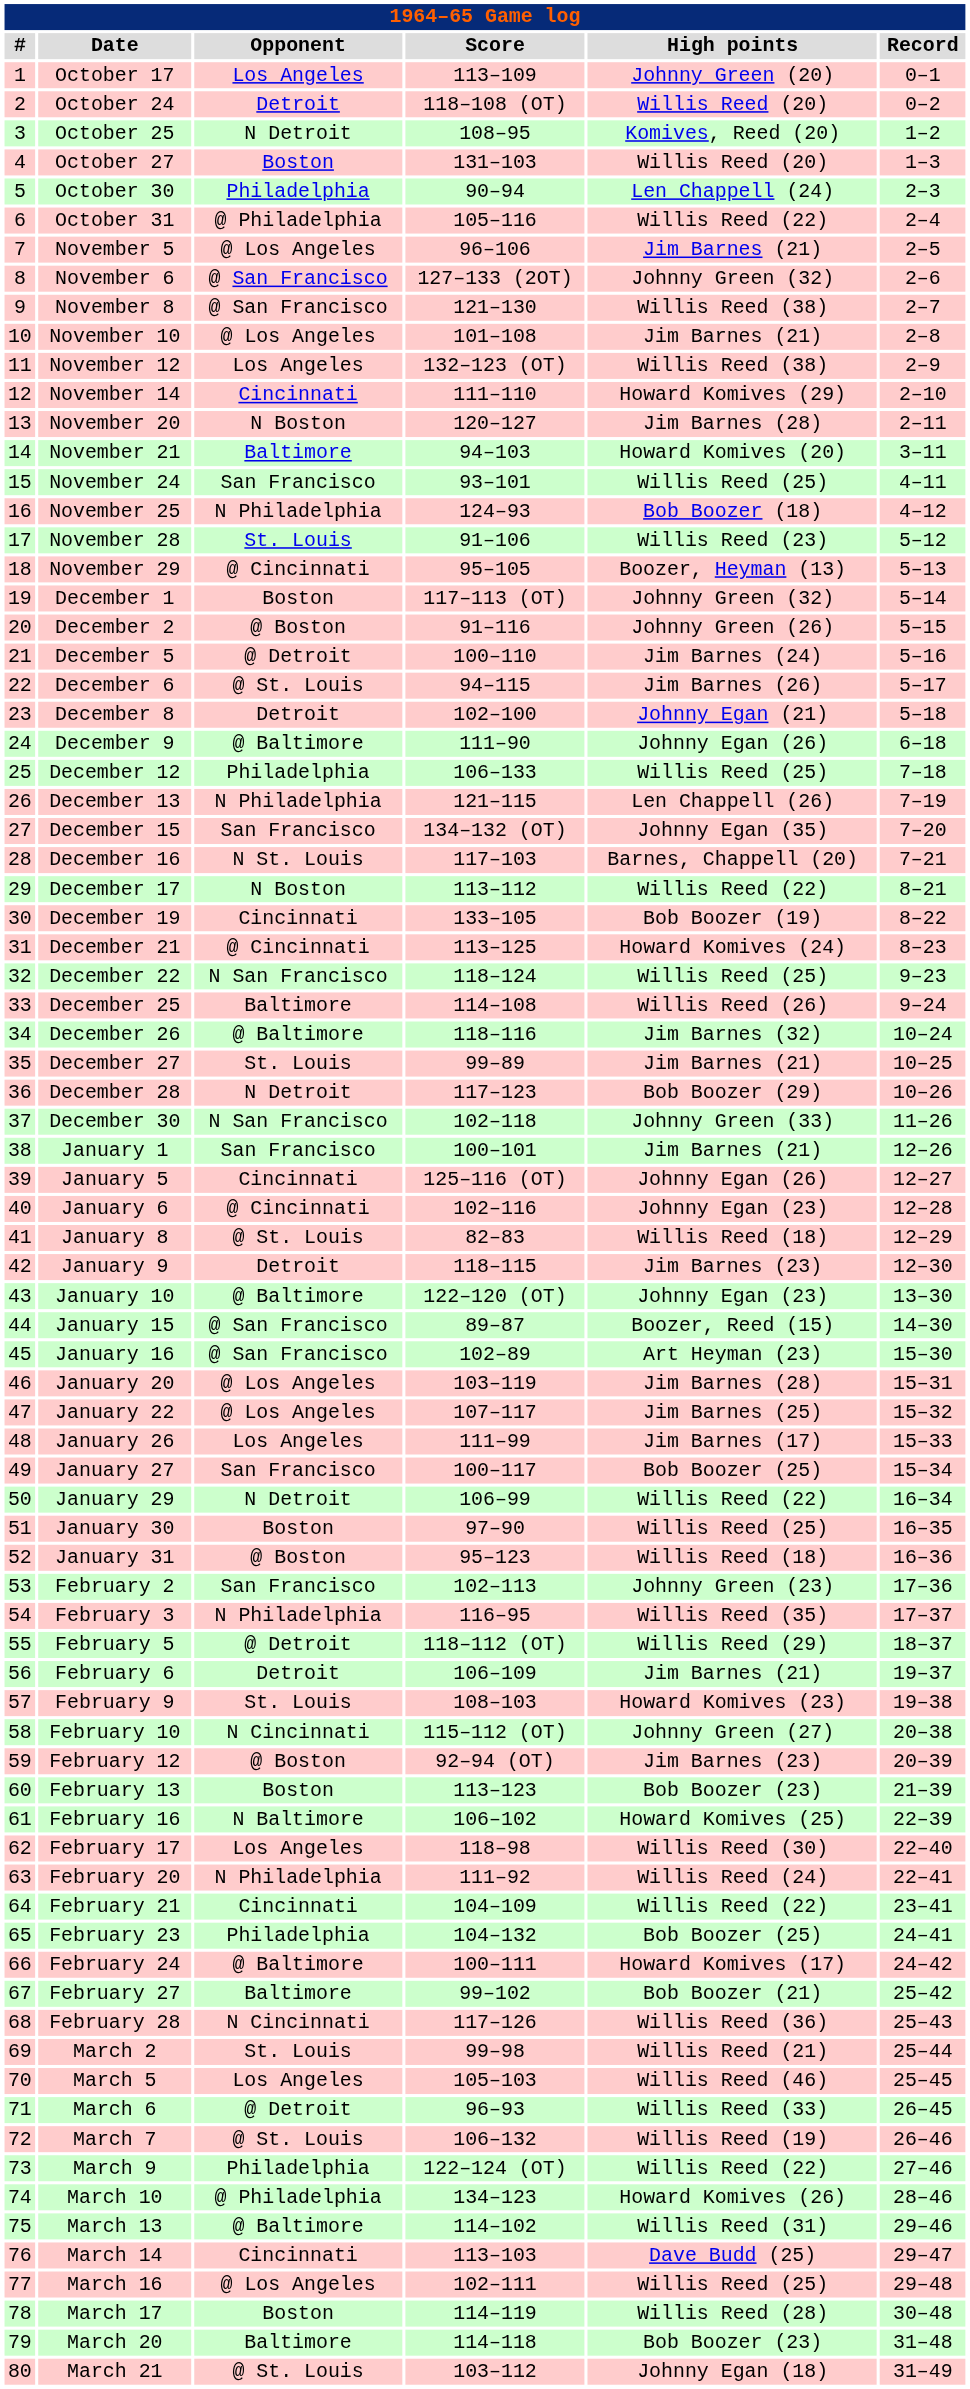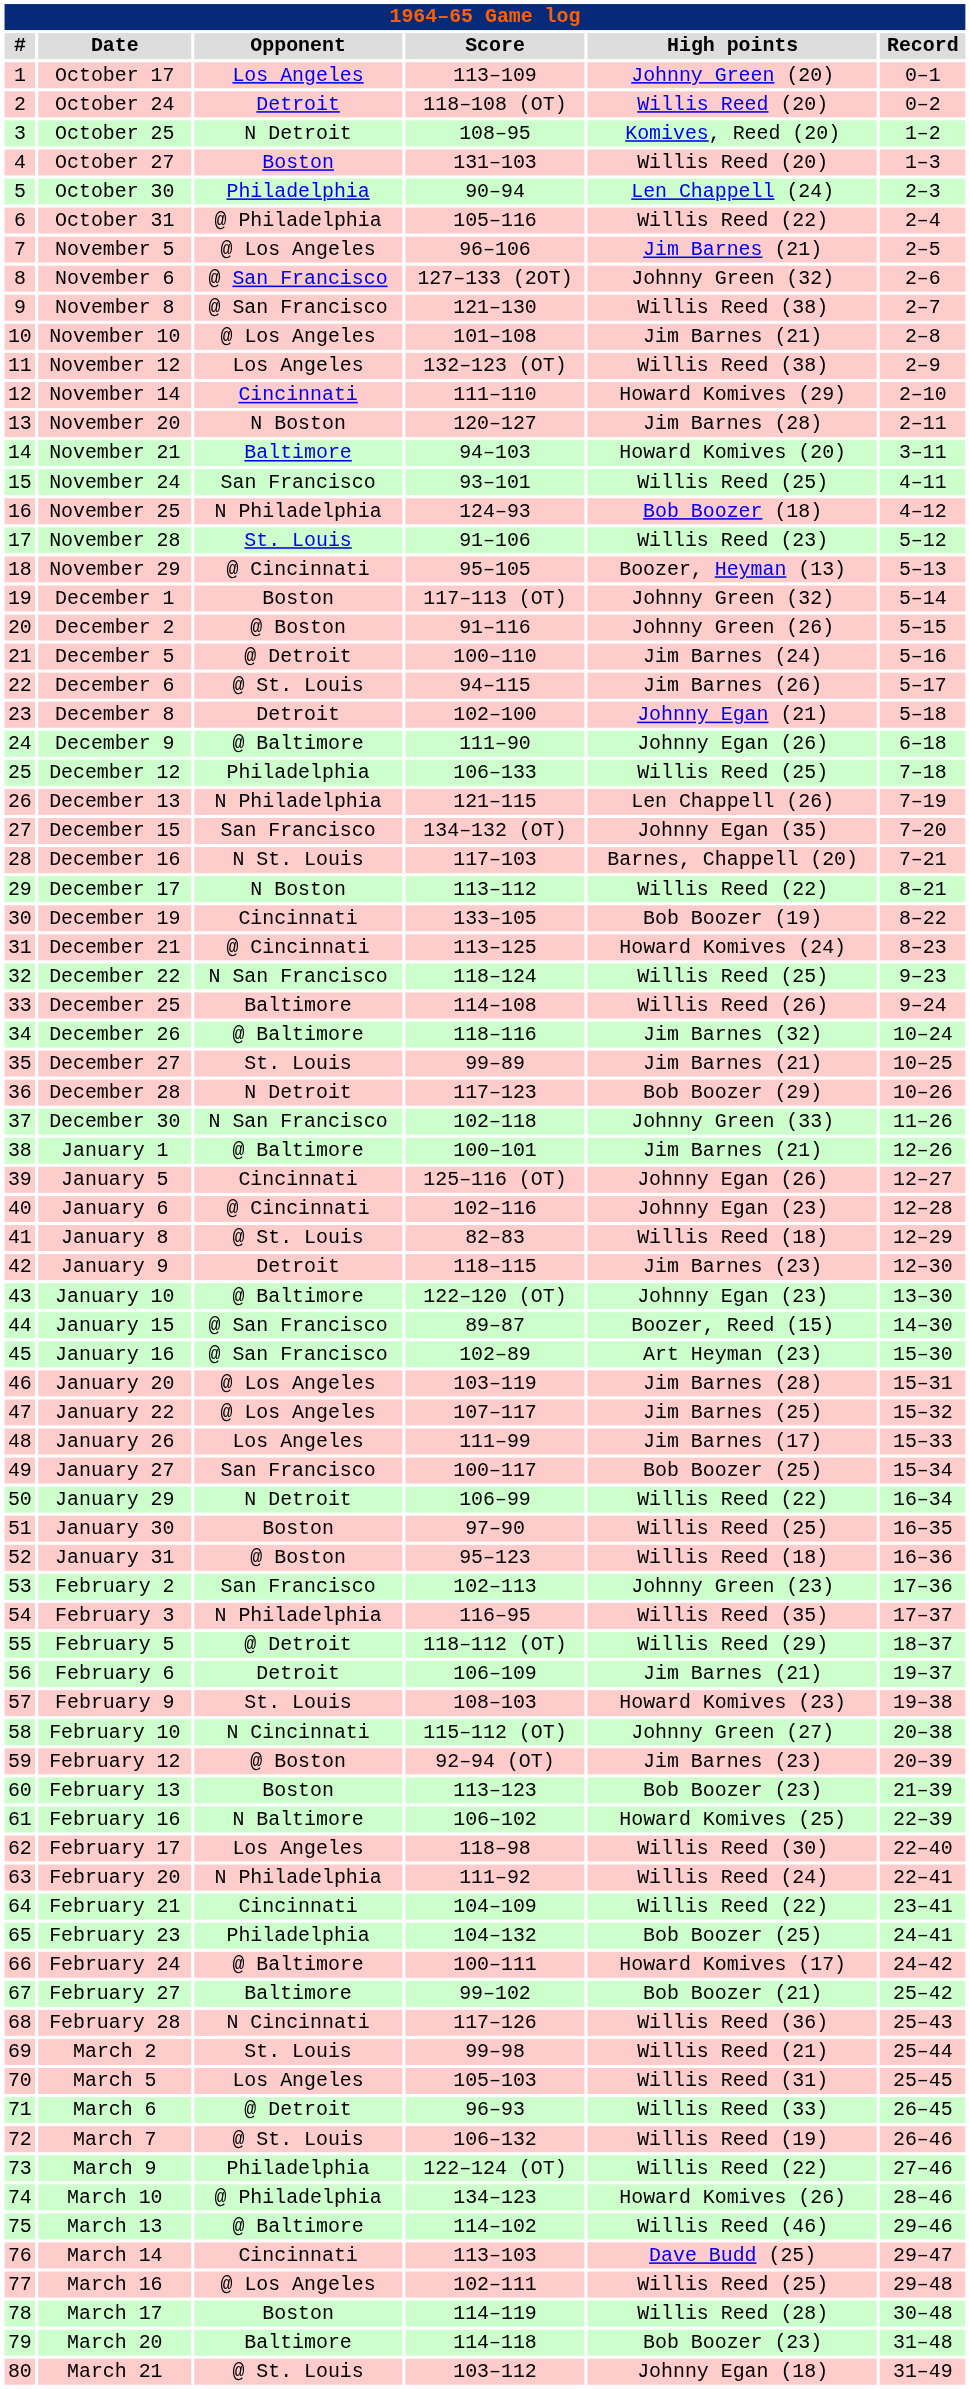(298, 1150) San Francisco -> (298, 1150) @ Baltimore
(733, 2081) Willis Reed (46) -> (733, 2081) Willis Reed (31)
(733, 2226) Willis Reed (31) -> (733, 2226) Willis Reed (46)
